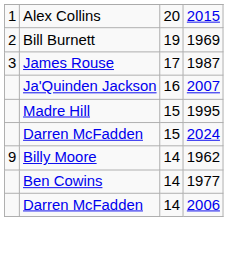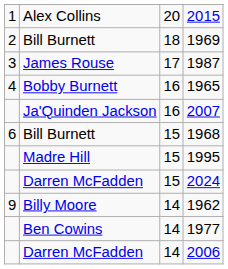(172, 39) 19 -> (172, 39) 18
+ row: (203, 87)
+ row: (203, 134)
